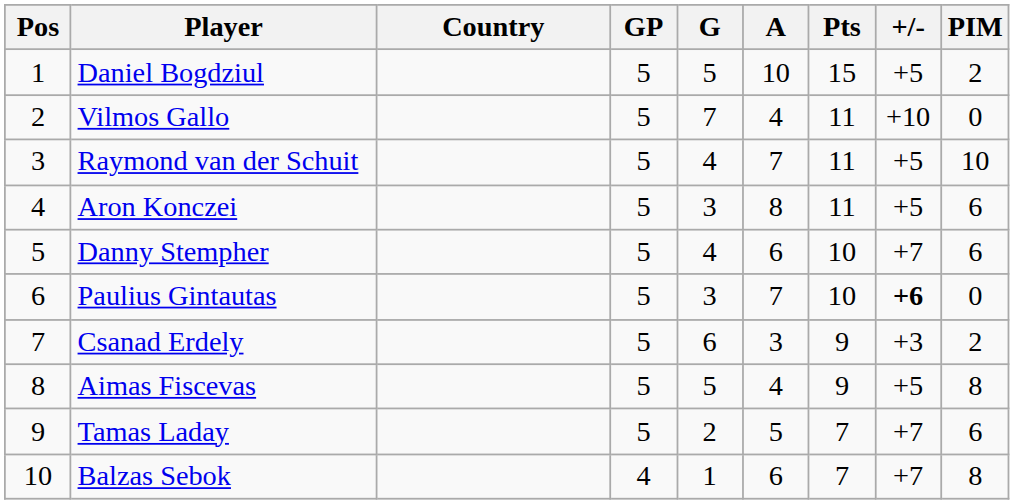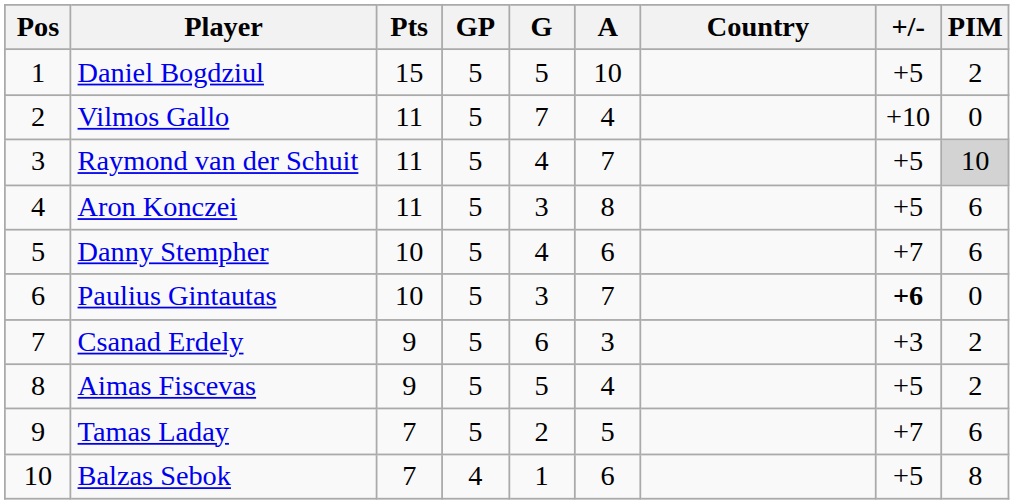columns swapped: (493, 26) <-> (842, 26)
(975, 161) no background -> (975, 161) lightgrey background
(975, 386) 8 -> (975, 386) 2
(908, 476) +7 -> (908, 476) +5
